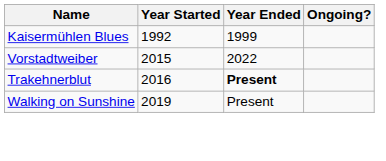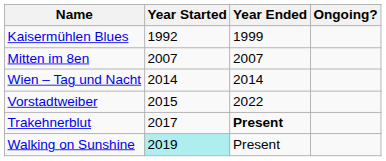+ row: (48, 58)
+ row: (74, 79)
(156, 79) 2016 -> (163, 123) 2017
(156, 101) no background -> (163, 144) paleturquoise background
